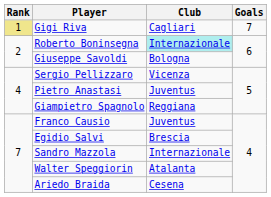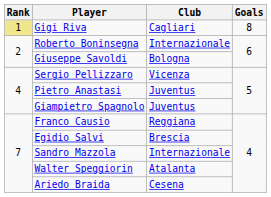(249, 28) 7 -> (249, 28) 8
(190, 44) paleturquoise background -> (190, 44) no background
(172, 106) Reggiana -> (172, 106) Juventus
(172, 122) Juventus -> (172, 122) Reggiana
